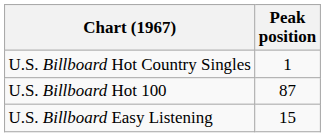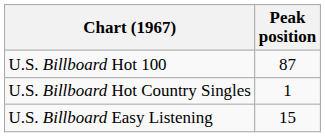rows swapped: (130, 63) <-> (88, 90)
